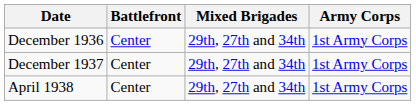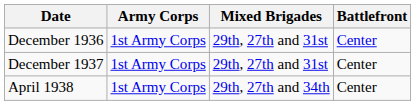columns swapped: (360, 16) <-> (146, 16)
(247, 40) 29th, 27th and 34th -> (270, 40) 29th, 27th and 31st
(247, 64) 29th, 27th and 34th -> (270, 64) 29th, 27th and 31st
